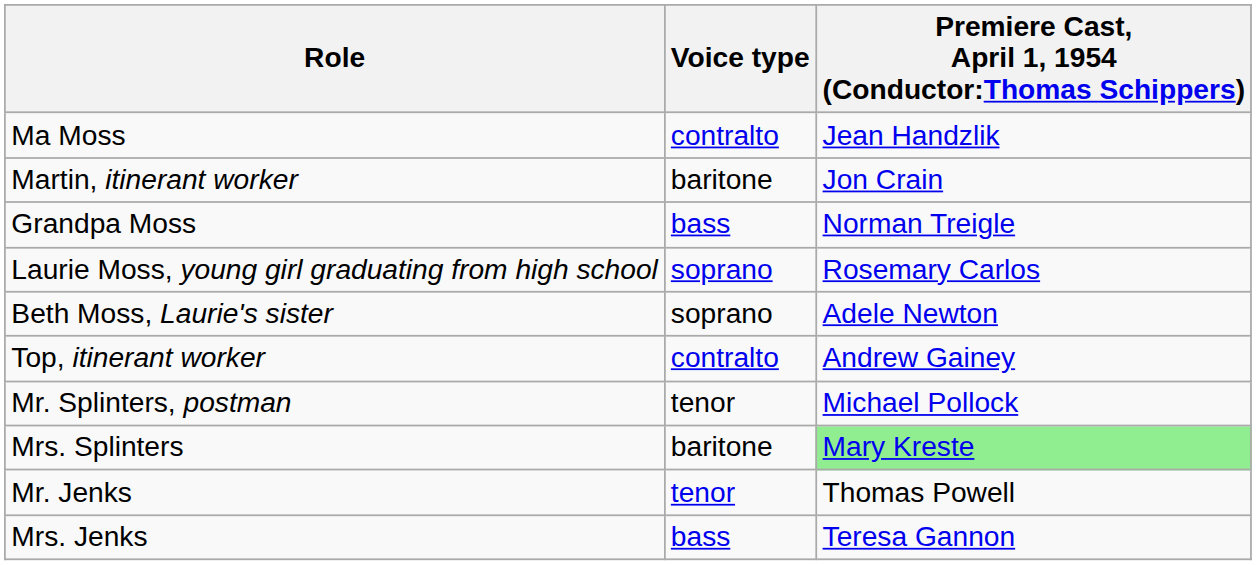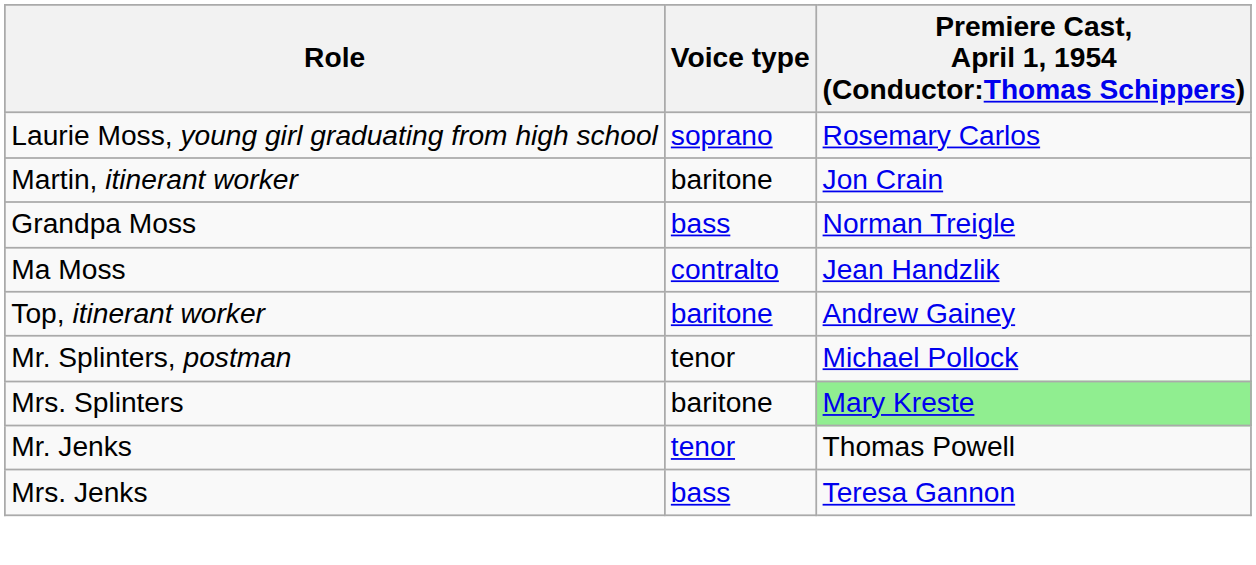rows swapped: (335, 268) <-> (68, 134)
- row: (172, 313)
(725, 358) contralto -> (722, 313) baritone
